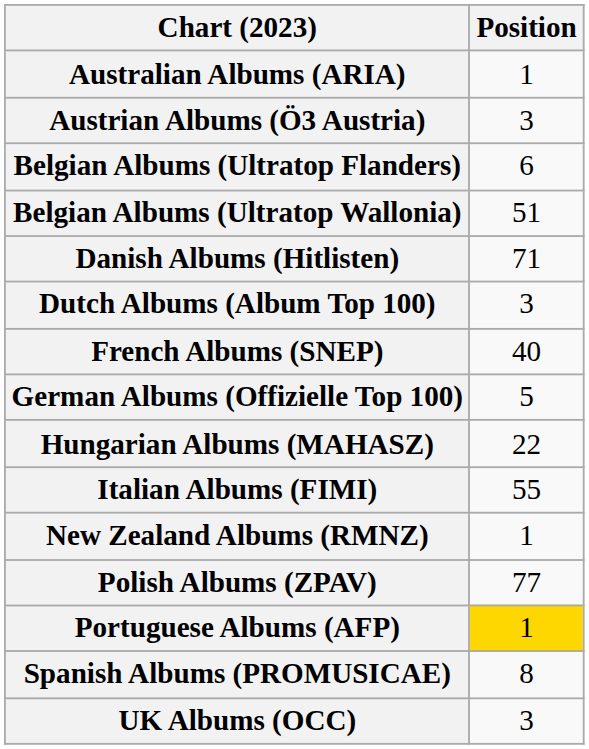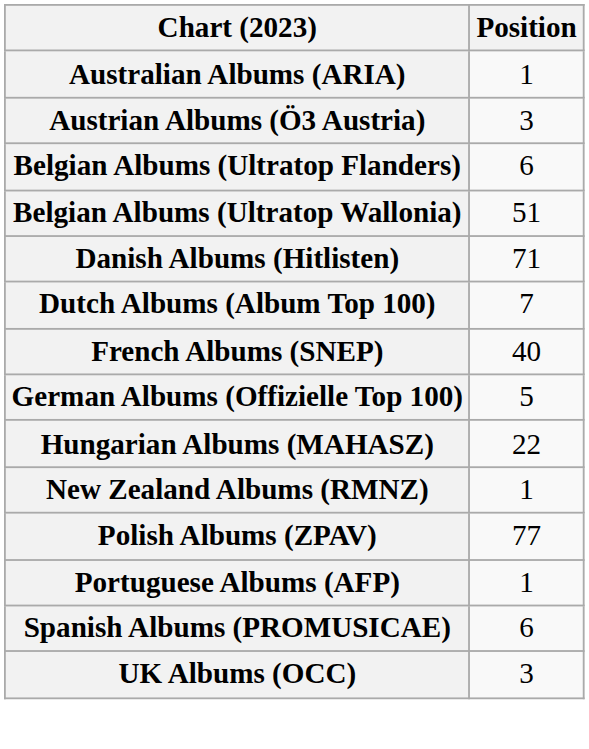(527, 304) 3 -> (527, 304) 7
- row: (237, 489)
(527, 627) gold background -> (527, 581) no background
(527, 674) 8 -> (527, 627) 6
